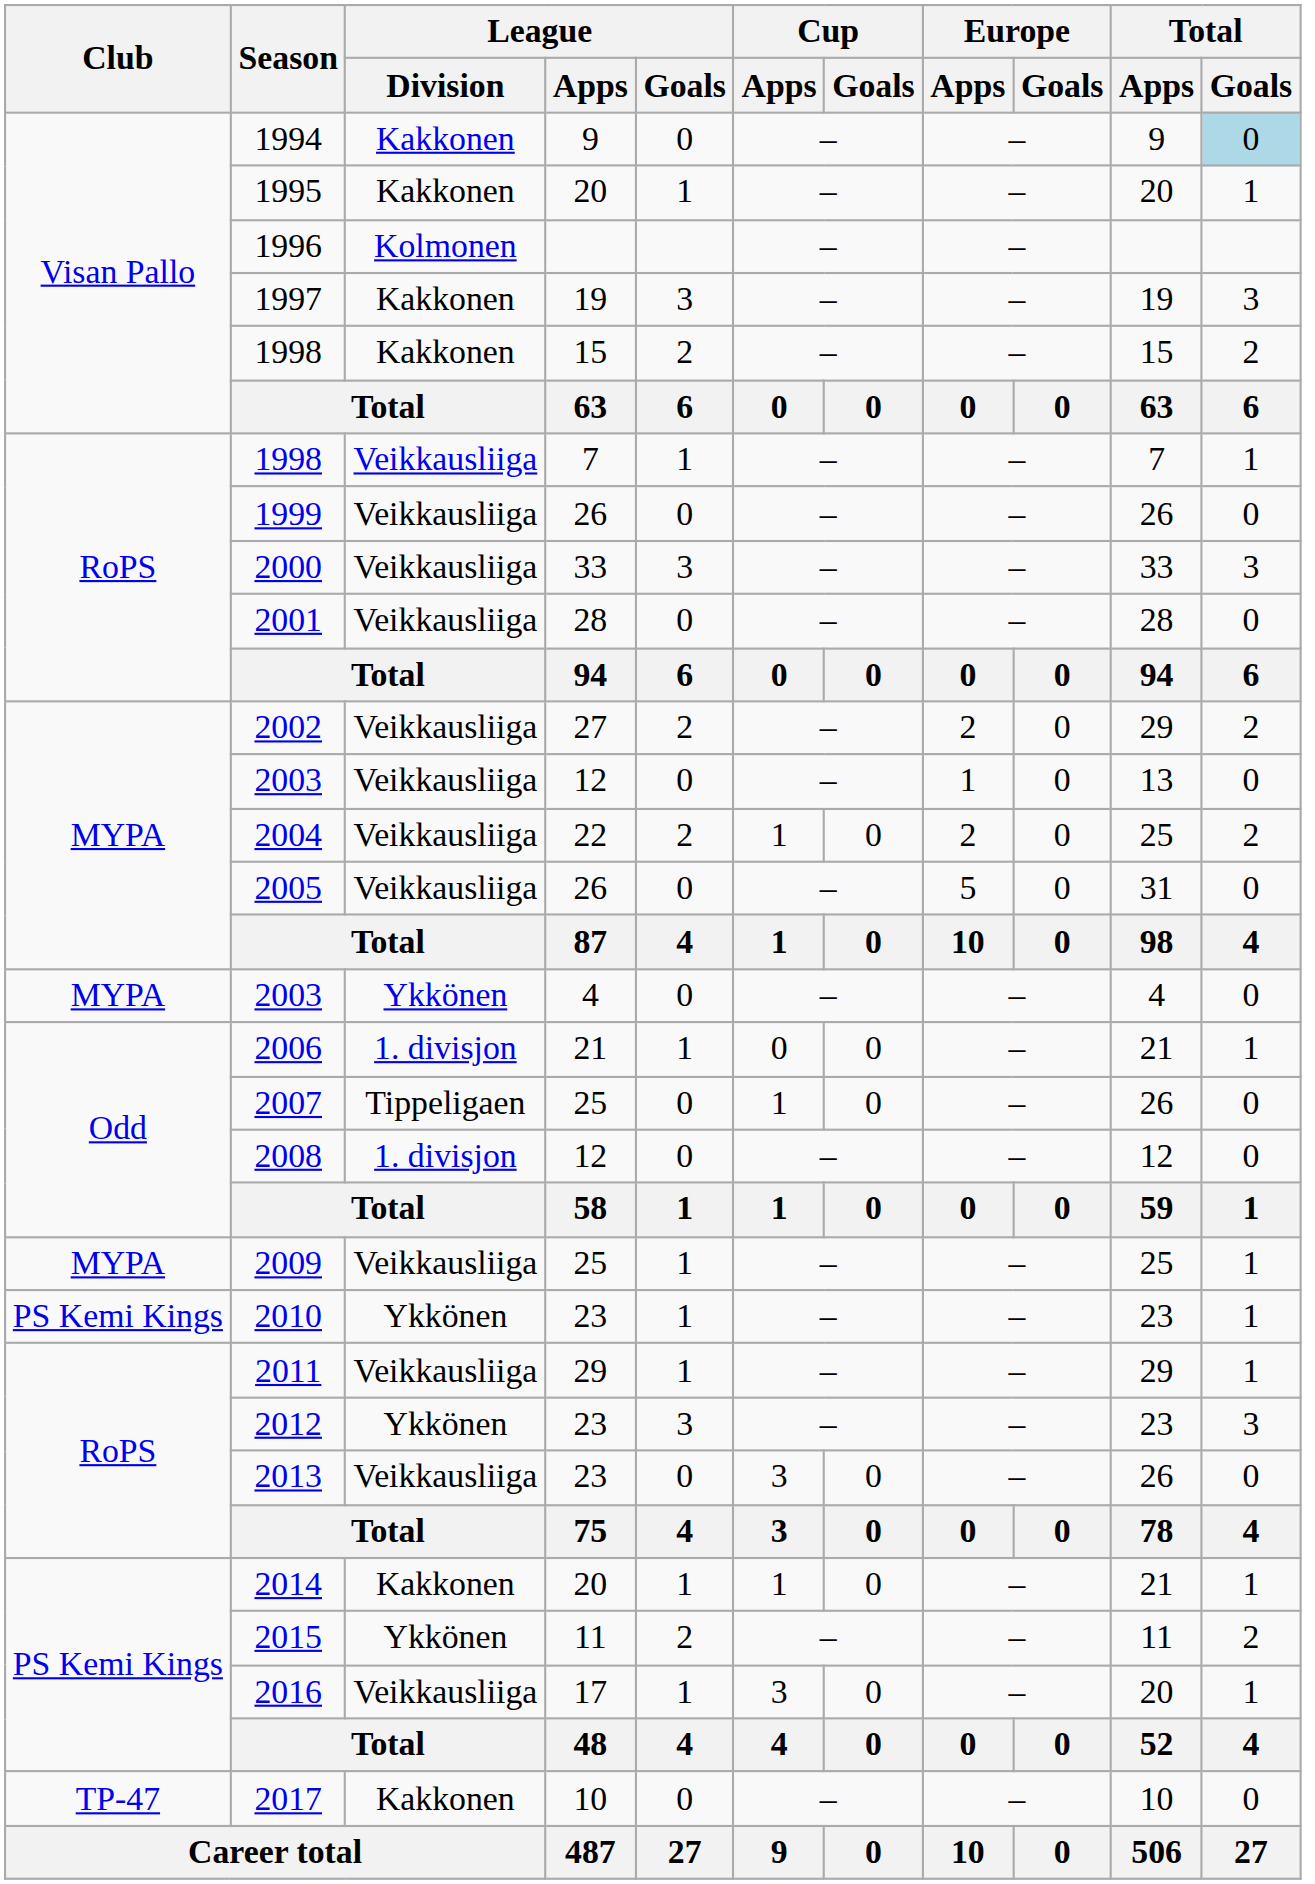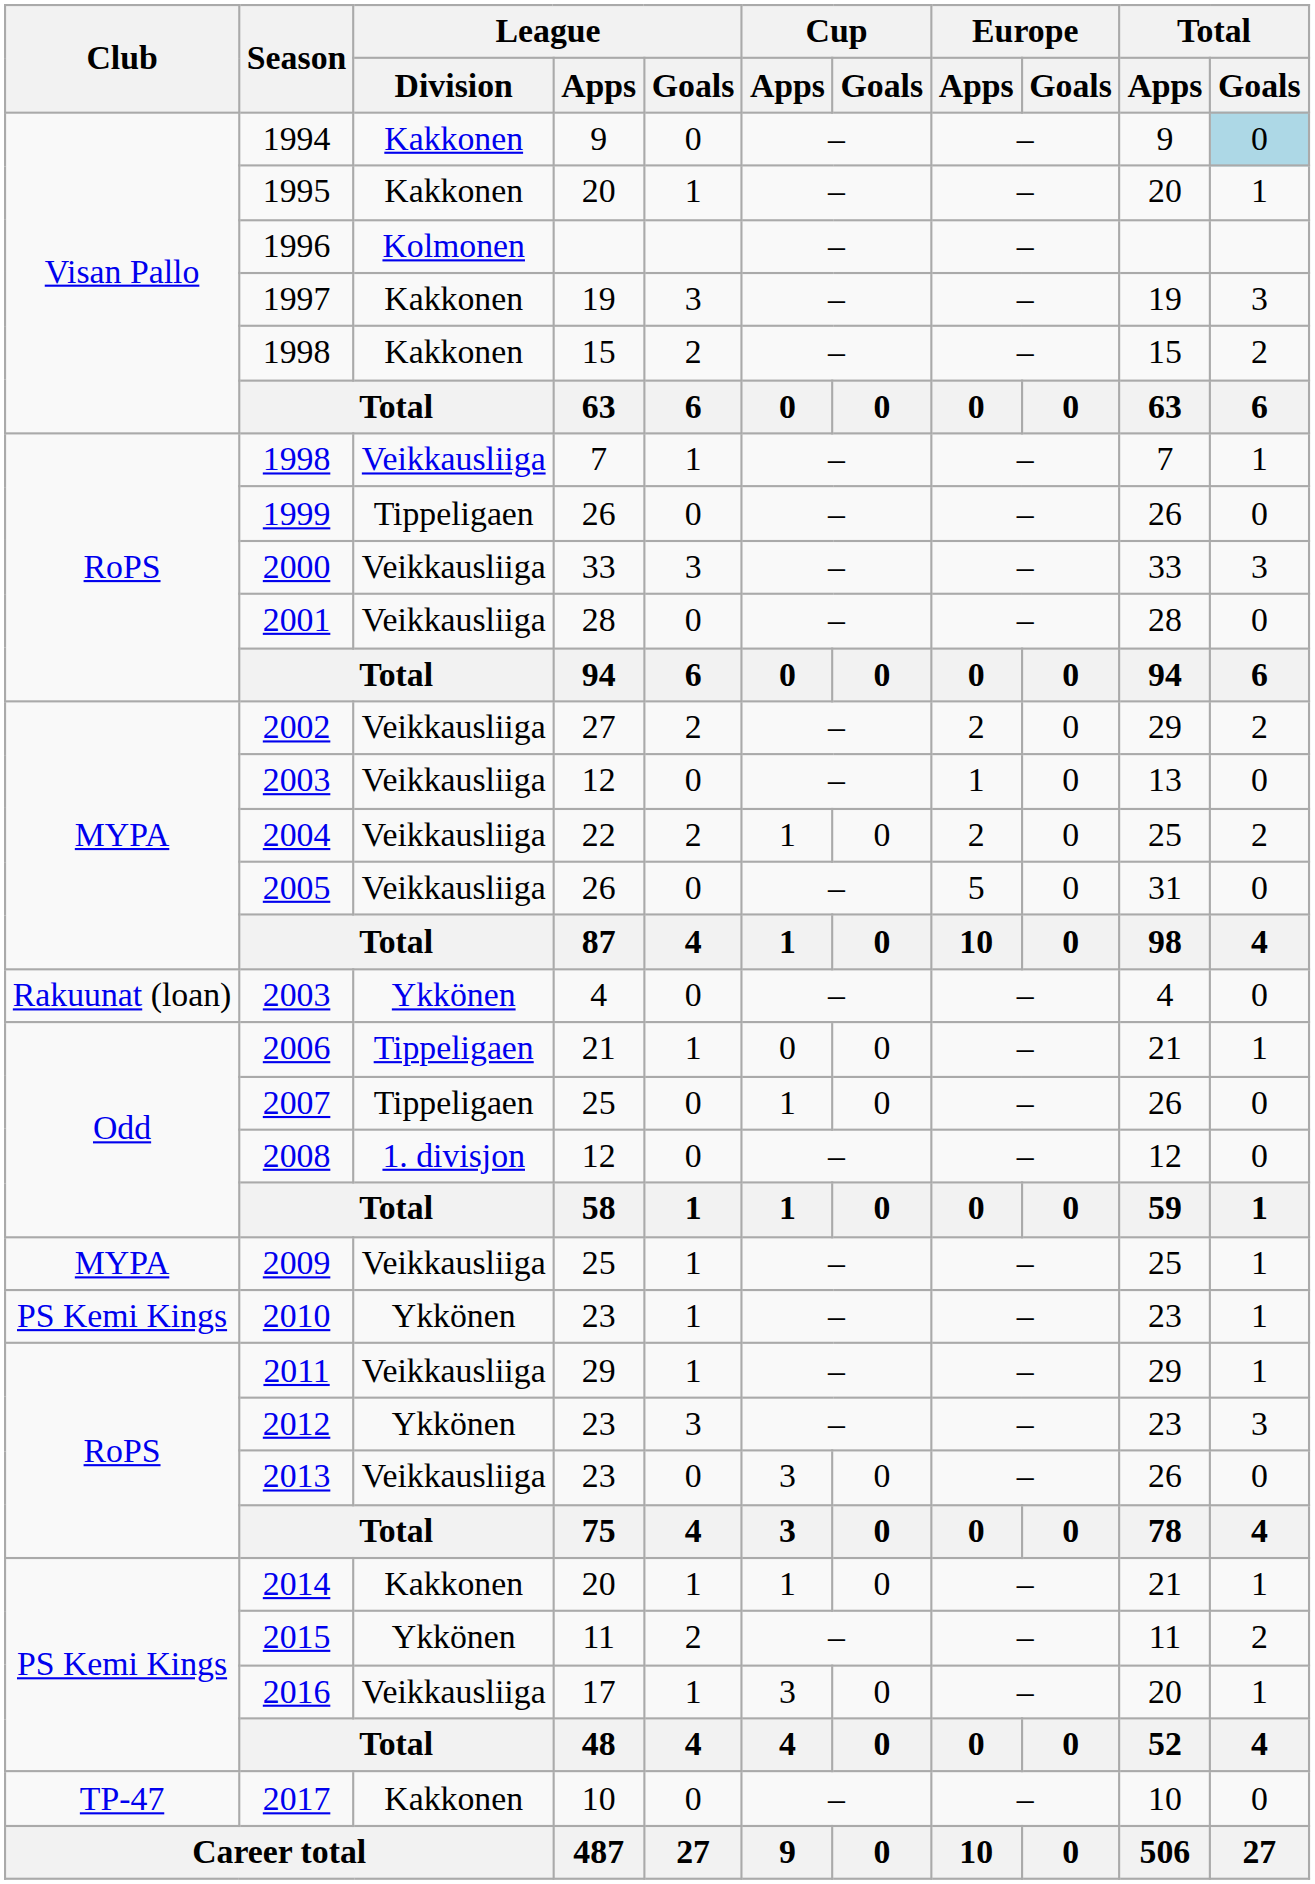(445, 513) Veikkausliiga -> (454, 513) Tippeligaen
(118, 995) MYPA -> (122, 995) Rakuunat (loan)
(445, 1048) 1. divisjon -> (454, 1048) Tippeligaen
